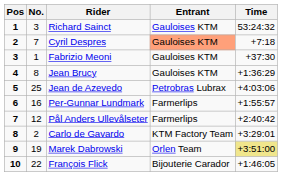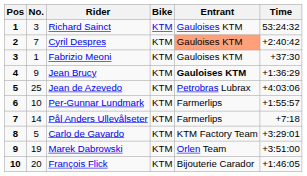+ column: (162, 12)
(263, 42) +7:18 -> (281, 42) +2:40:42
(36, 73) 8 -> (36, 73) 9
(185, 73) normal -> (211, 73) bold
(36, 103) 16 -> (36, 103) 10
(36, 118) 12 -> (36, 118) 14
(256, 118) +2:40:42 -> (288, 118) +7:18
(36, 133) 2 -> (36, 133) 5
(256, 149) khaki background -> (281, 149) no background
(36, 164) 22 -> (36, 164) 20
